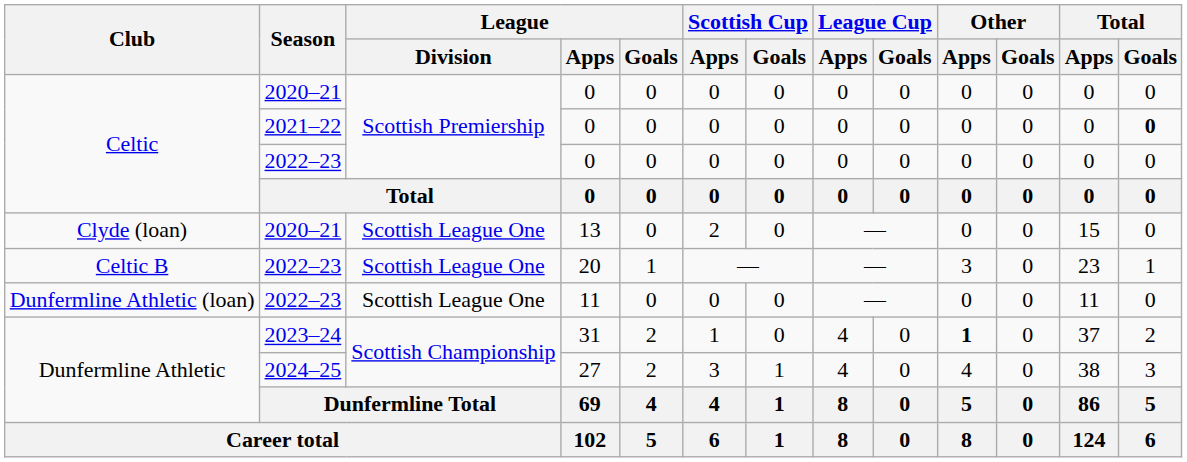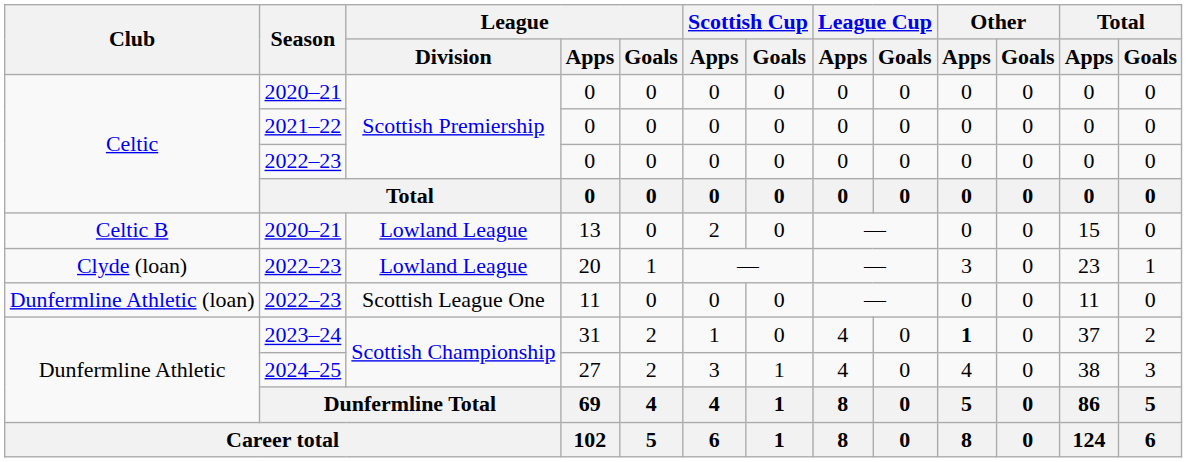(1150, 126) bold -> (1150, 126) normal
(132, 230) Clyde (loan) -> (132, 230) Celtic B
(453, 230) Scottish League One -> (453, 230) Lowland League
(132, 265) Celtic B -> (132, 265) Clyde (loan)
(453, 265) Scottish League One -> (453, 265) Lowland League
